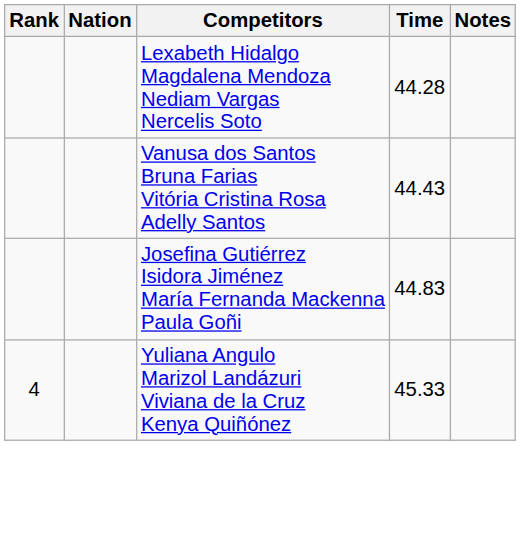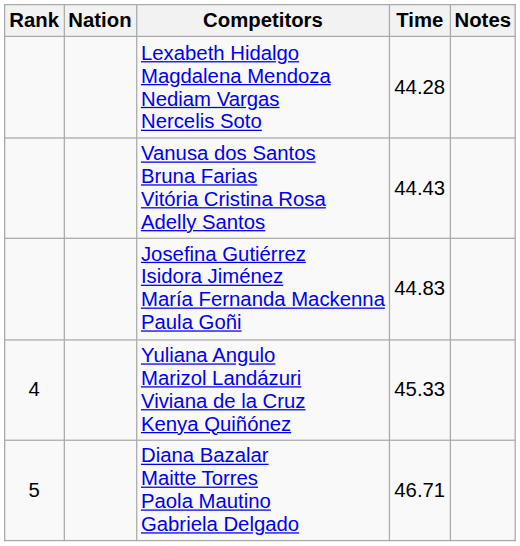+ row: (220, 490)
